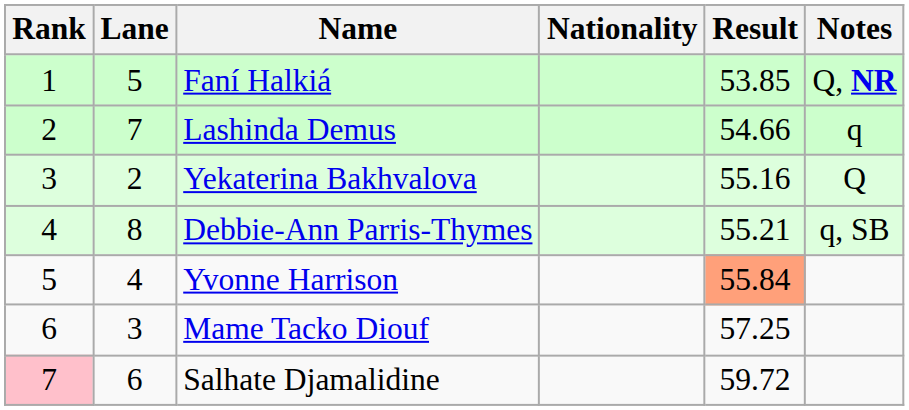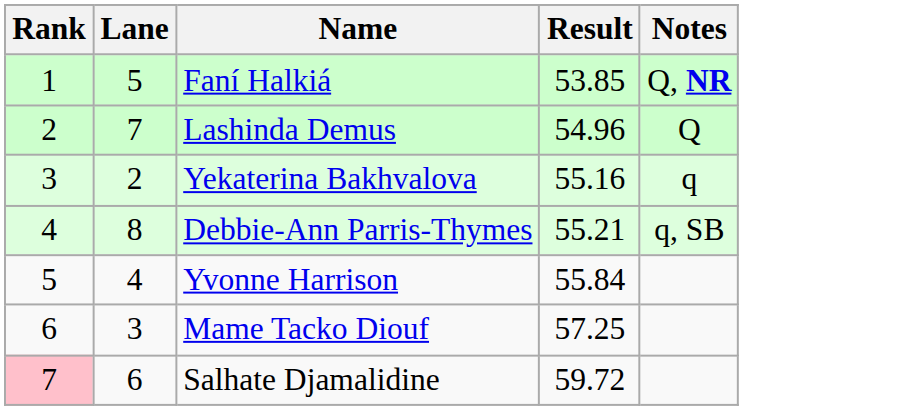- column: (622, 29)
(755, 129) 54.66 -> (590, 129) 54.96
(855, 129) q -> (689, 129) Q
(855, 179) Q -> (689, 179) q
(755, 279) lightsalmon background -> (590, 279) no background
